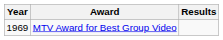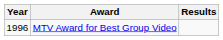(17, 27) 1969 -> (17, 27) 1996
